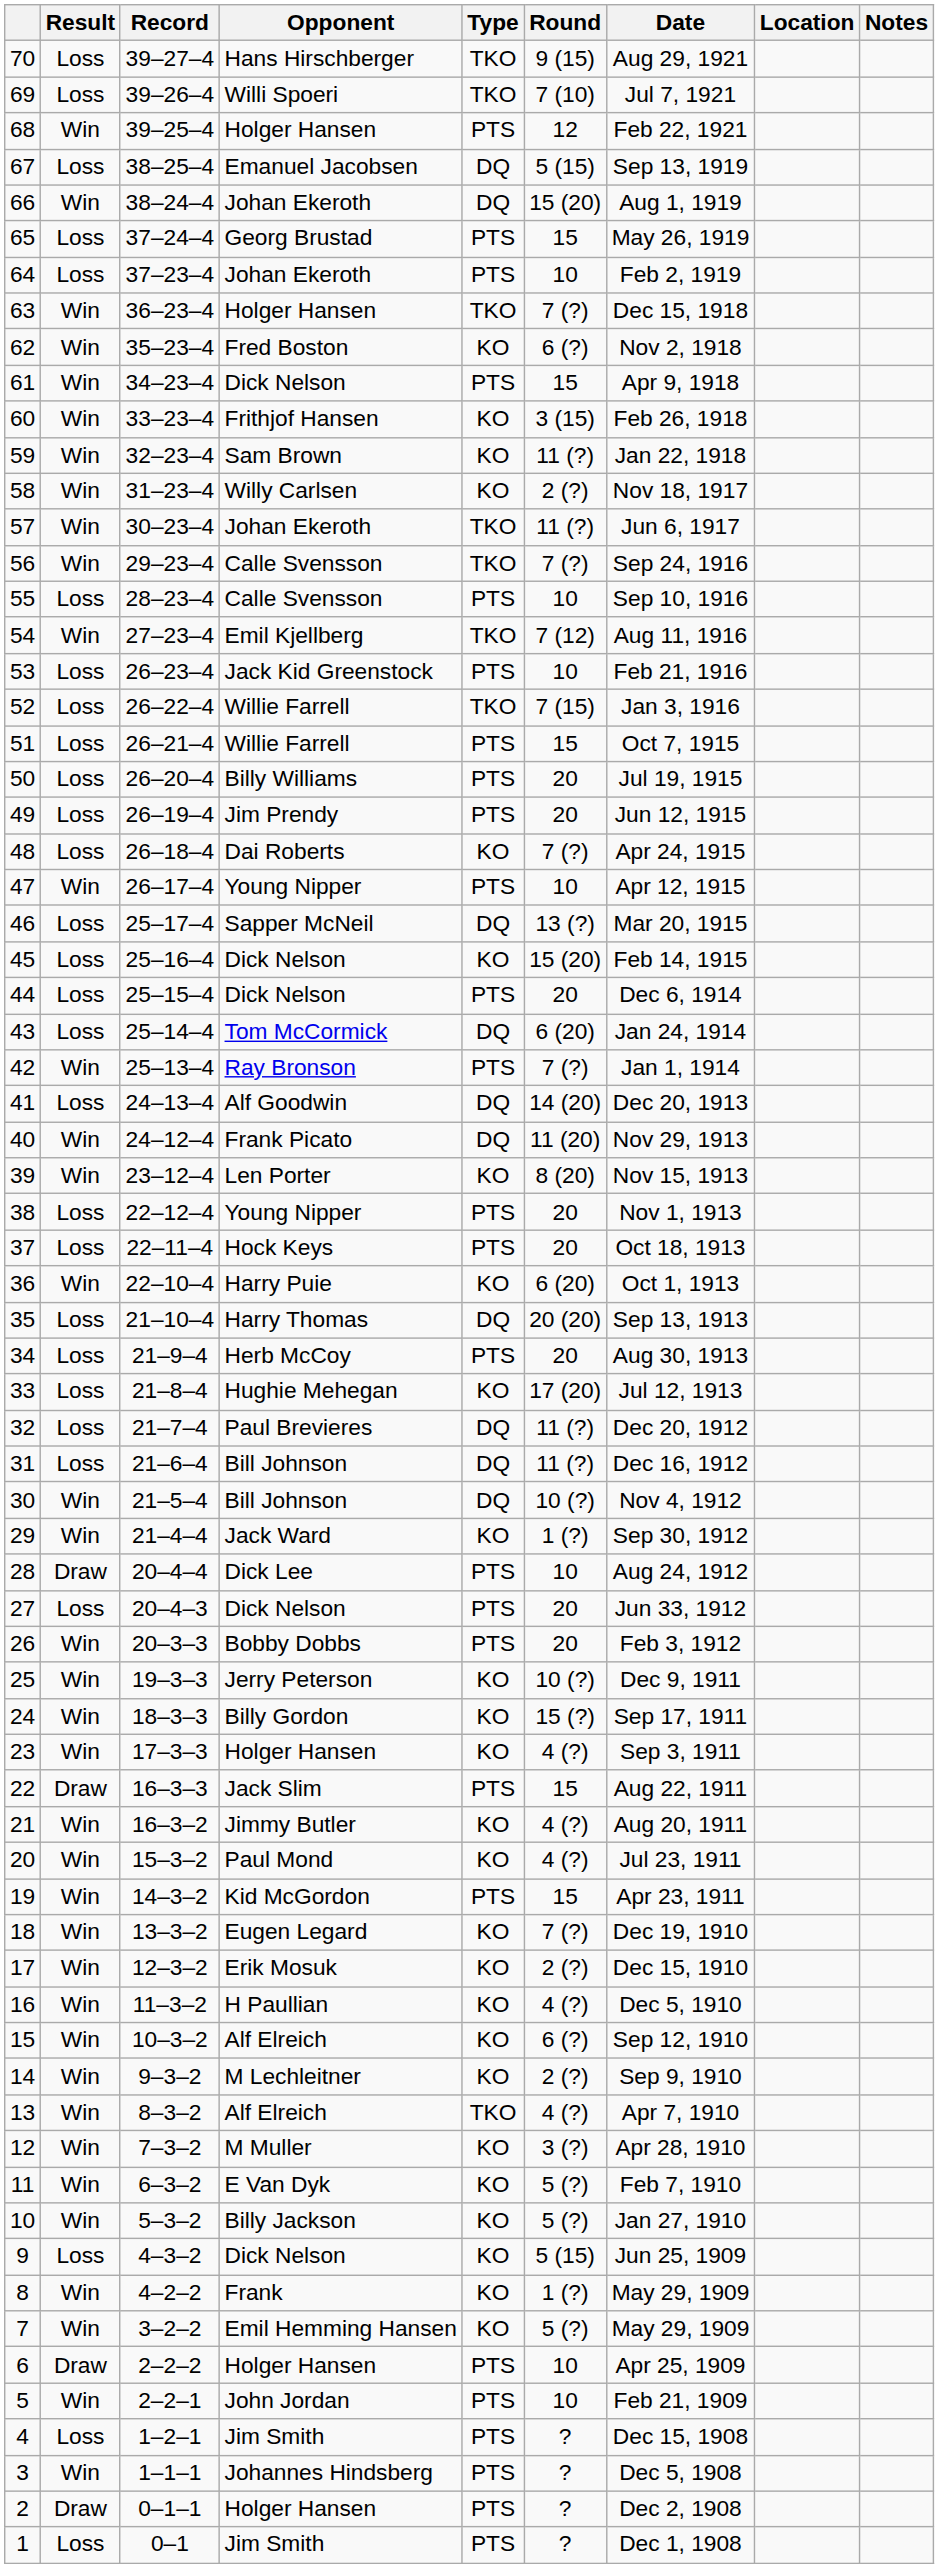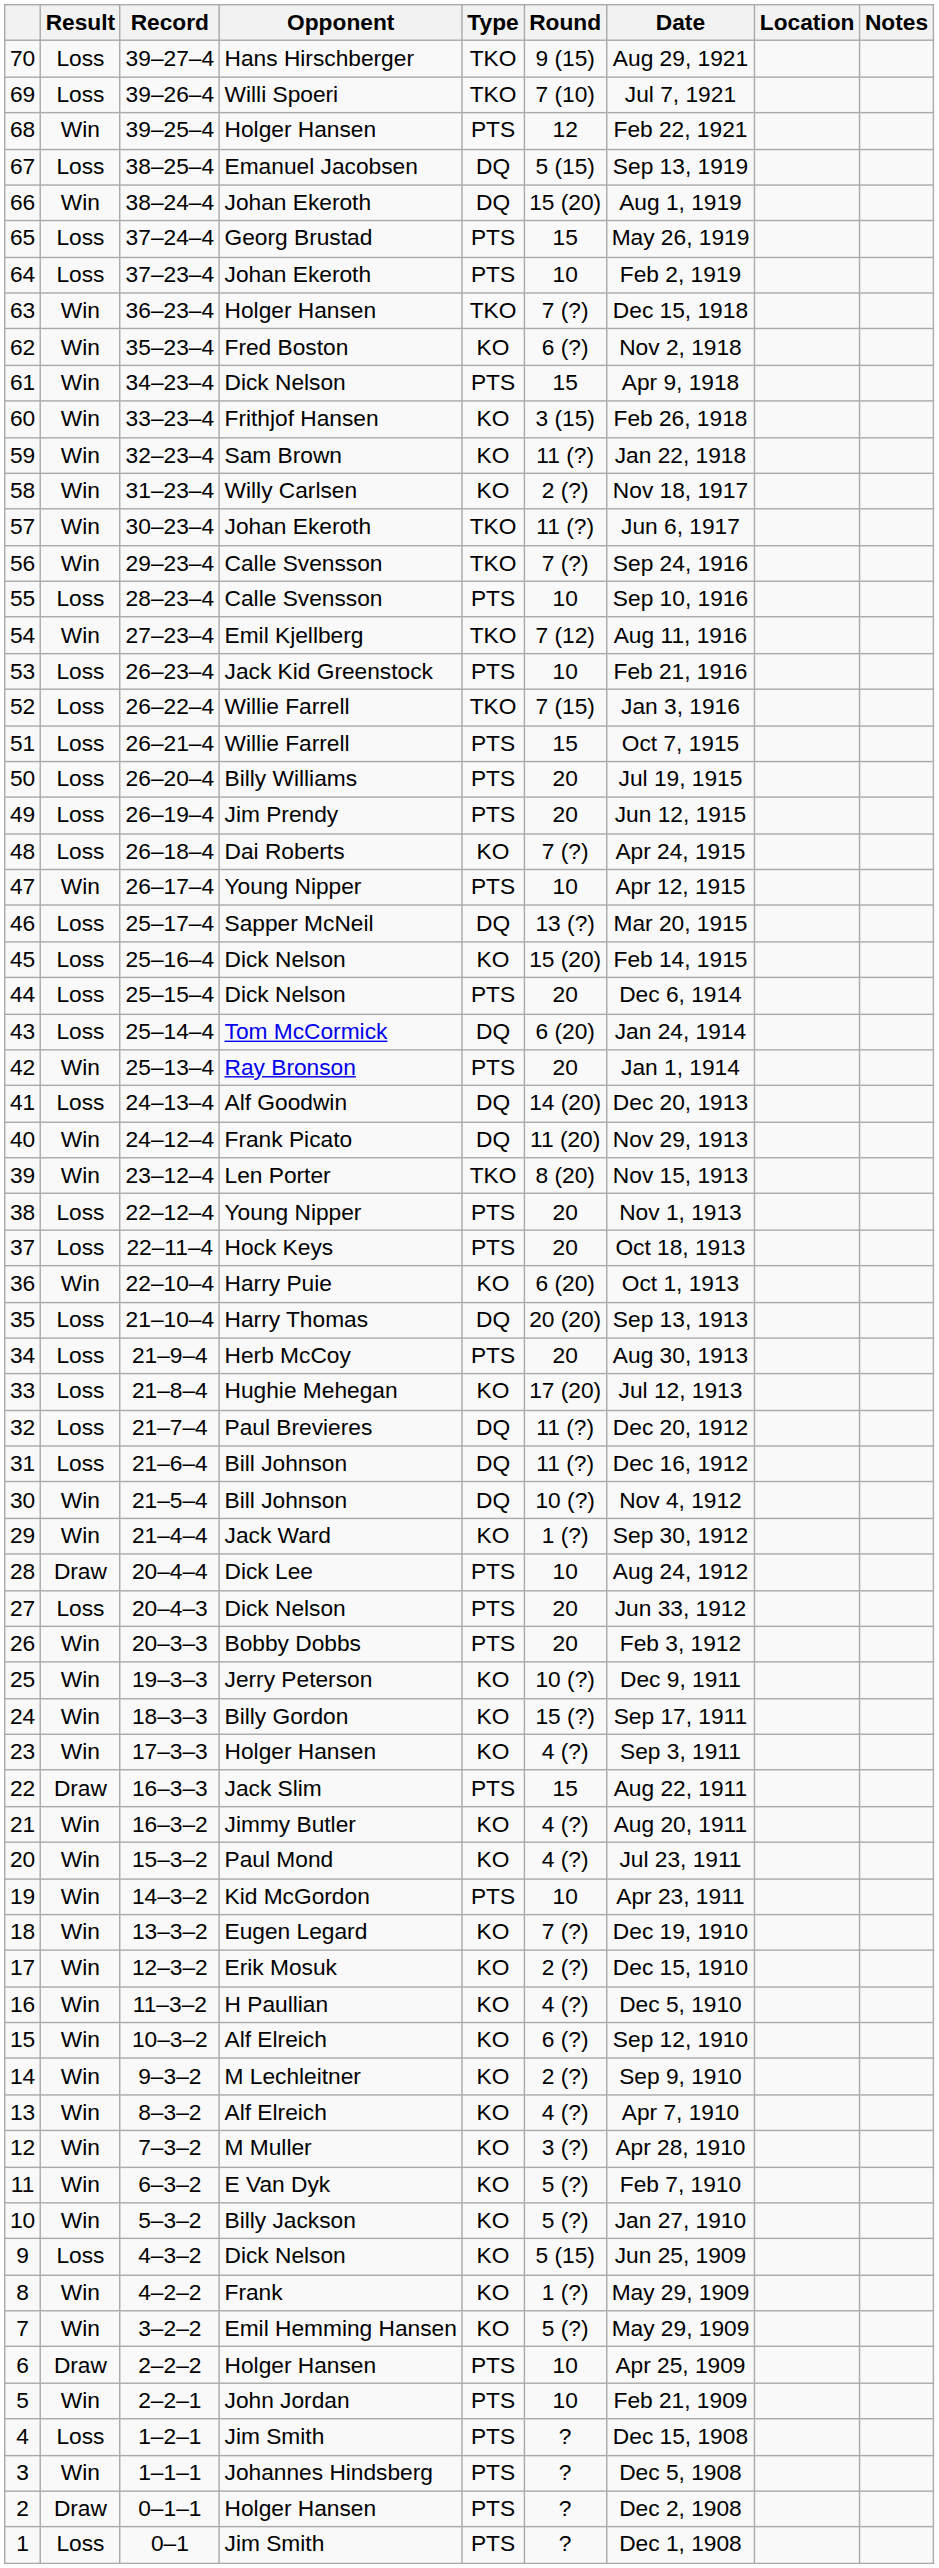(565, 1067) 7 (?) -> (565, 1067) 20
(493, 1175) KO -> (493, 1175) TKO
(565, 1896) 15 -> (565, 1896) 10
(493, 2112) TKO -> (493, 2112) KO
